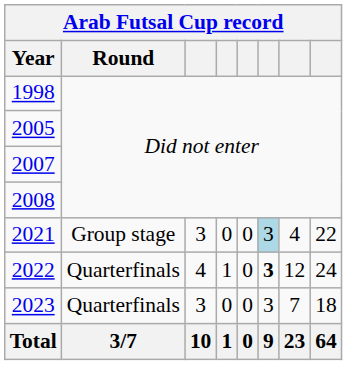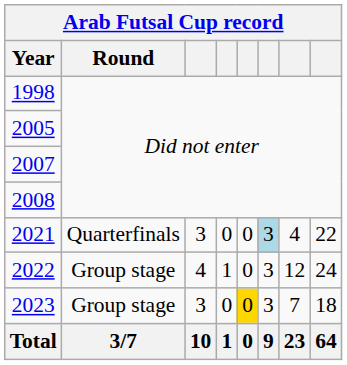(123, 234) Group stage -> (123, 234) Quarterfinals
(123, 270) Quarterfinals -> (123, 270) Group stage
(268, 270) bold -> (268, 270) normal
(123, 305) Quarterfinals -> (123, 305) Group stage
(248, 305) no background -> (248, 305) gold background
